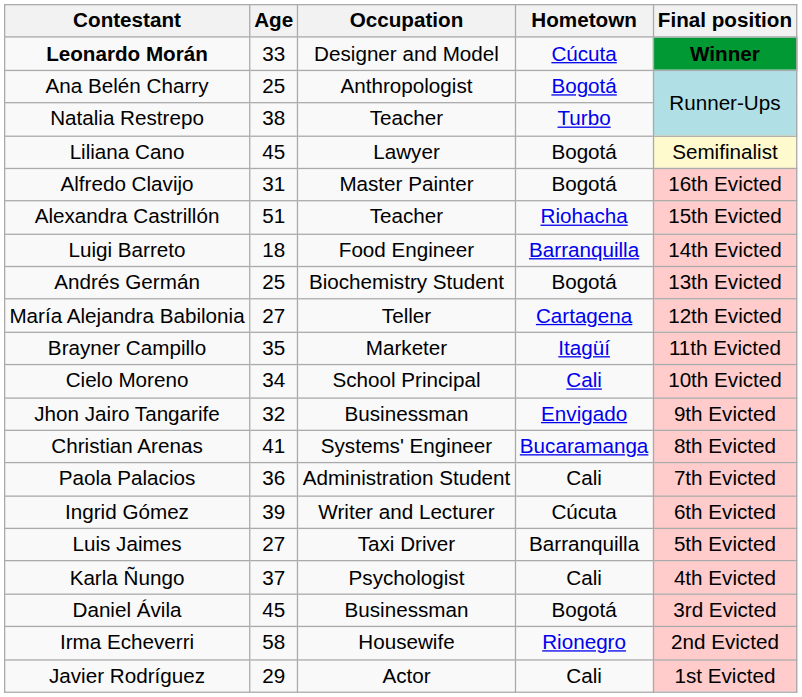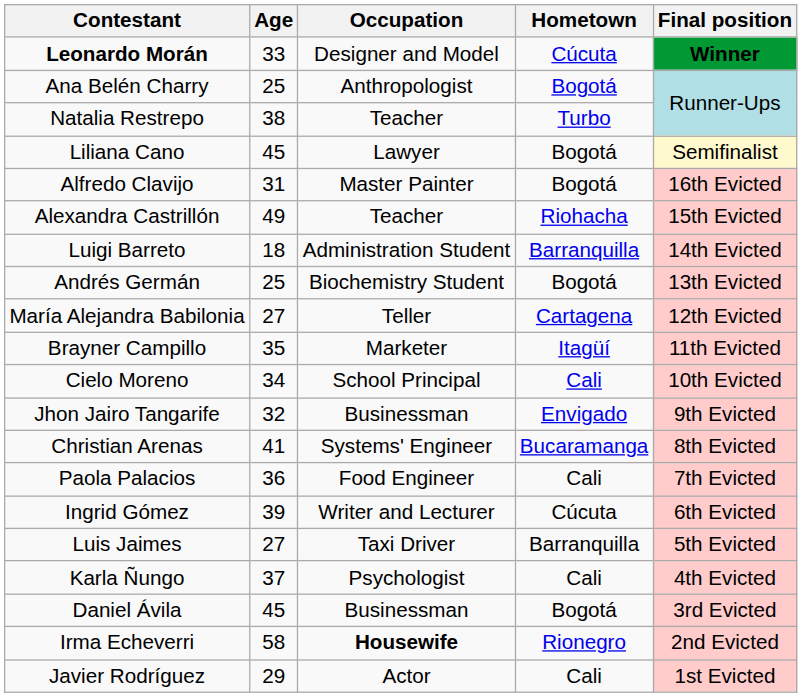(274, 217) 51 -> (274, 217) 49
(406, 250) Food Engineer -> (406, 250) Administration Student
(406, 479) Administration Student -> (406, 479) Food Engineer
(406, 642) normal -> (406, 642) bold
